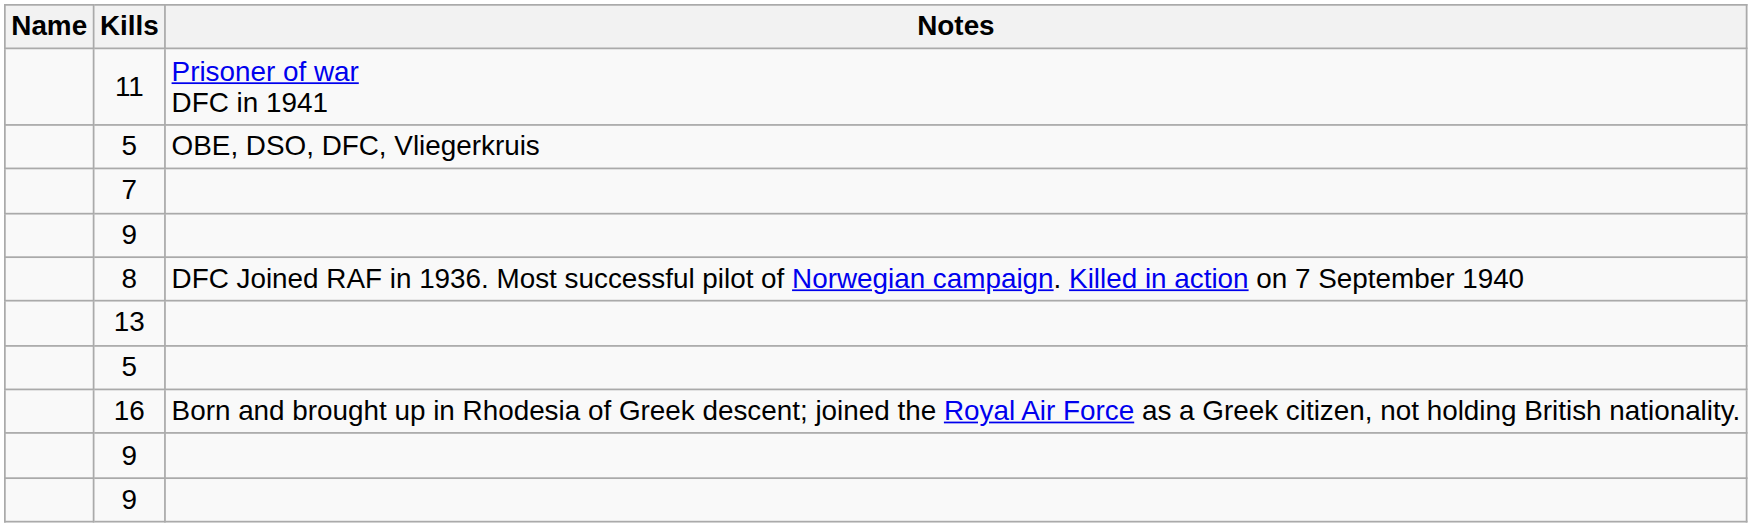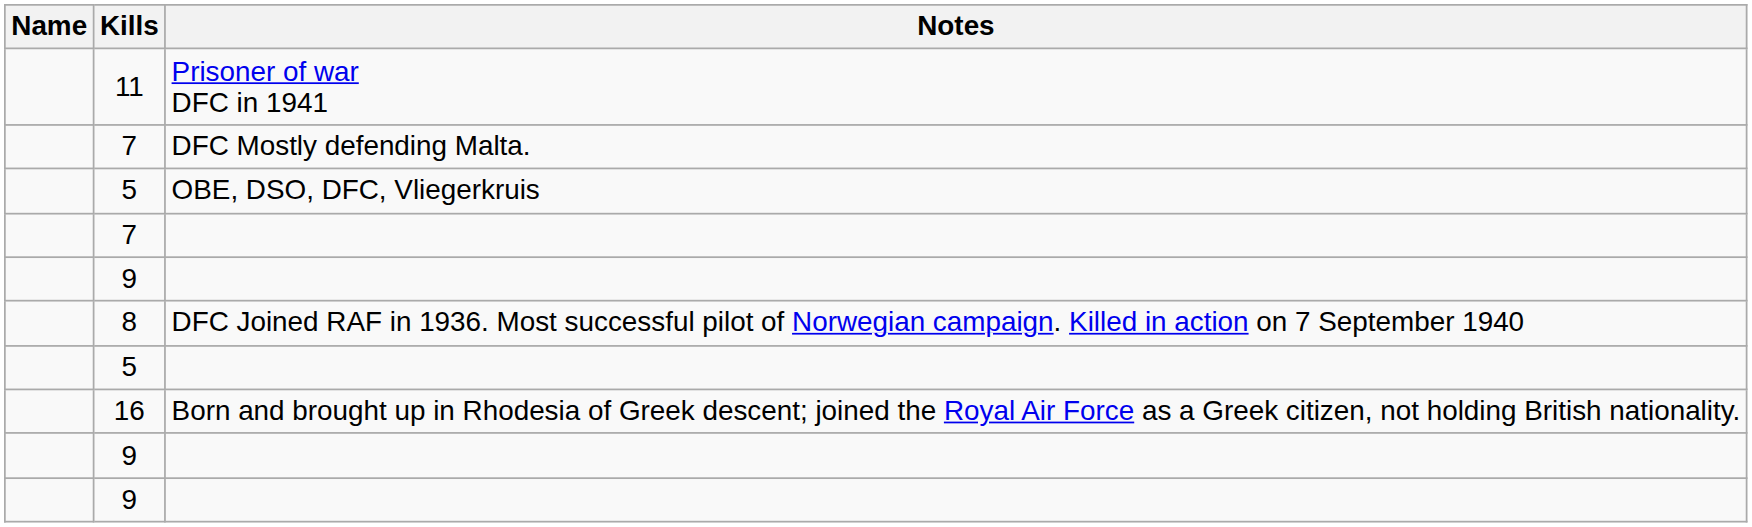+ row: (129, 146)
- row: (129, 322)
